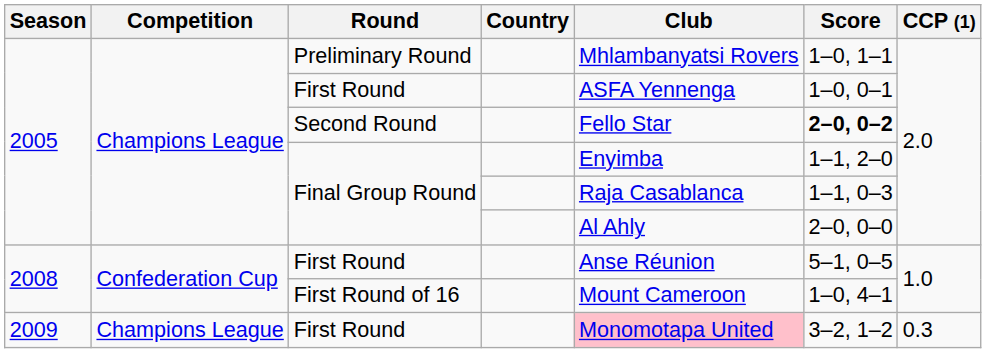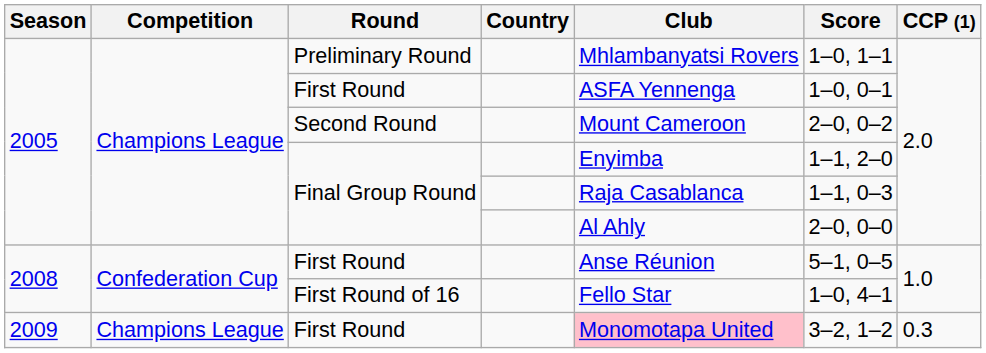(625, 124) Fello Star -> (662, 124) Mount Cameroon
(851, 124) bold -> (851, 124) normal
(662, 295) Mount Cameroon -> (625, 295) Fello Star
